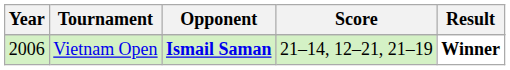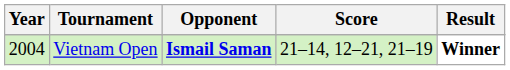(27, 49) 2006 -> (27, 49) 2004
